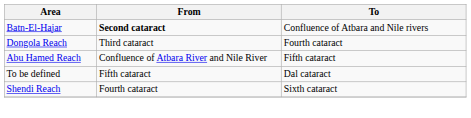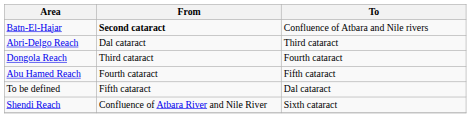+ row: (42, 43)
(183, 58) Confluence of Atbara River and Nile River -> (128, 74) Fourth cataract
(128, 89) Fourth cataract -> (183, 105) Confluence of Atbara River and Nile River
